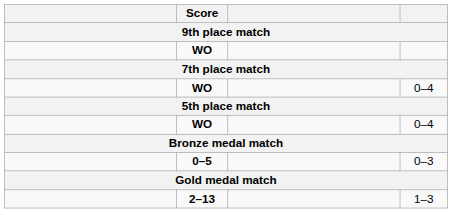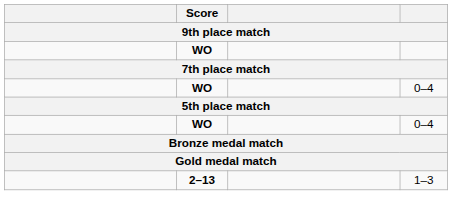- row: (202, 161)
